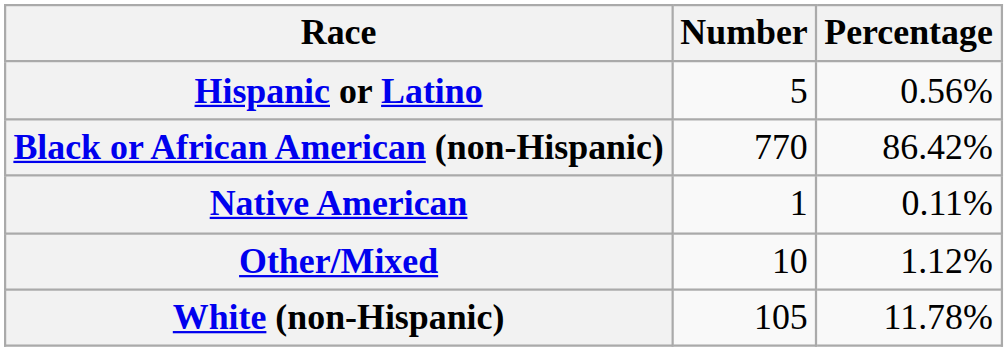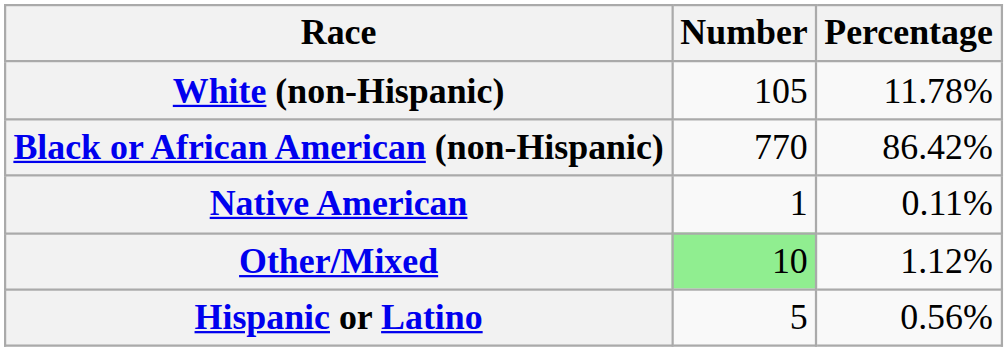rows swapped: (339, 317) <-> (339, 89)
(790, 260) no background -> (790, 260) lightgreen background
